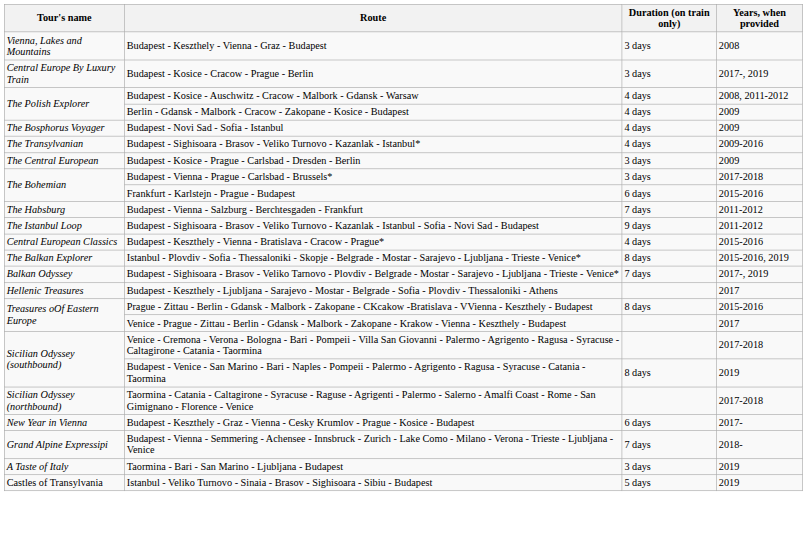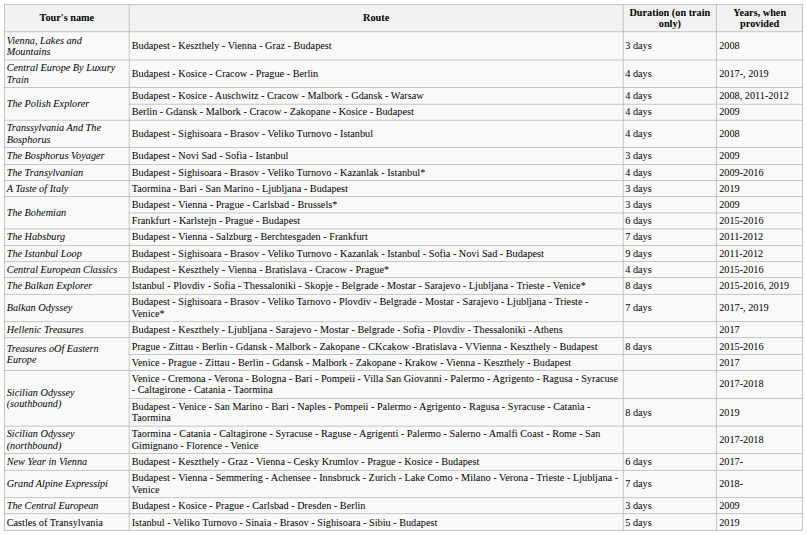(638, 73) 3 days -> (638, 73) 4 days
+ row: (252, 134)
(638, 128) 4 days -> (638, 156) 3 days
rows swapped: (244, 160) <-> (235, 466)
(741, 177) 2017-2018 -> (729, 204) 2009
